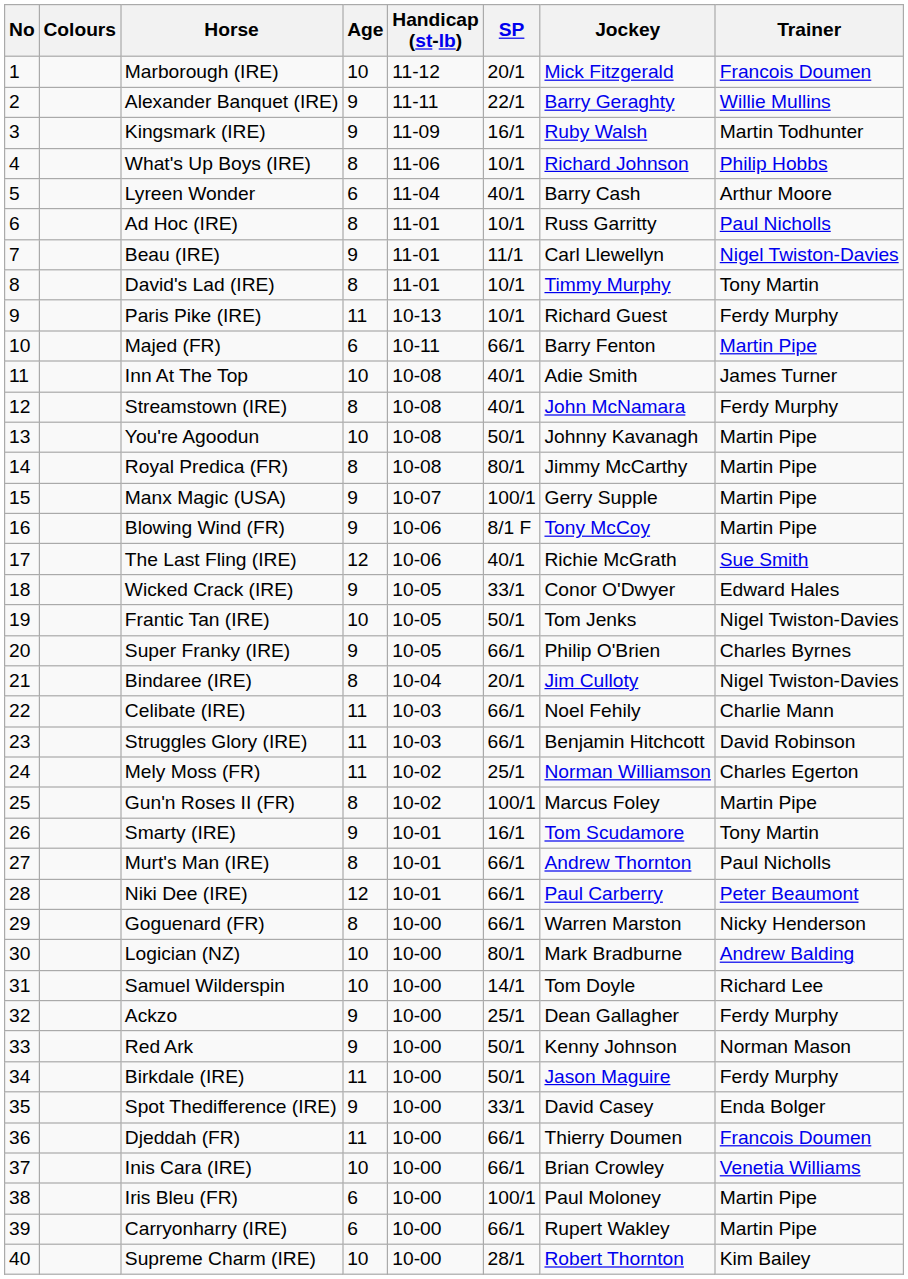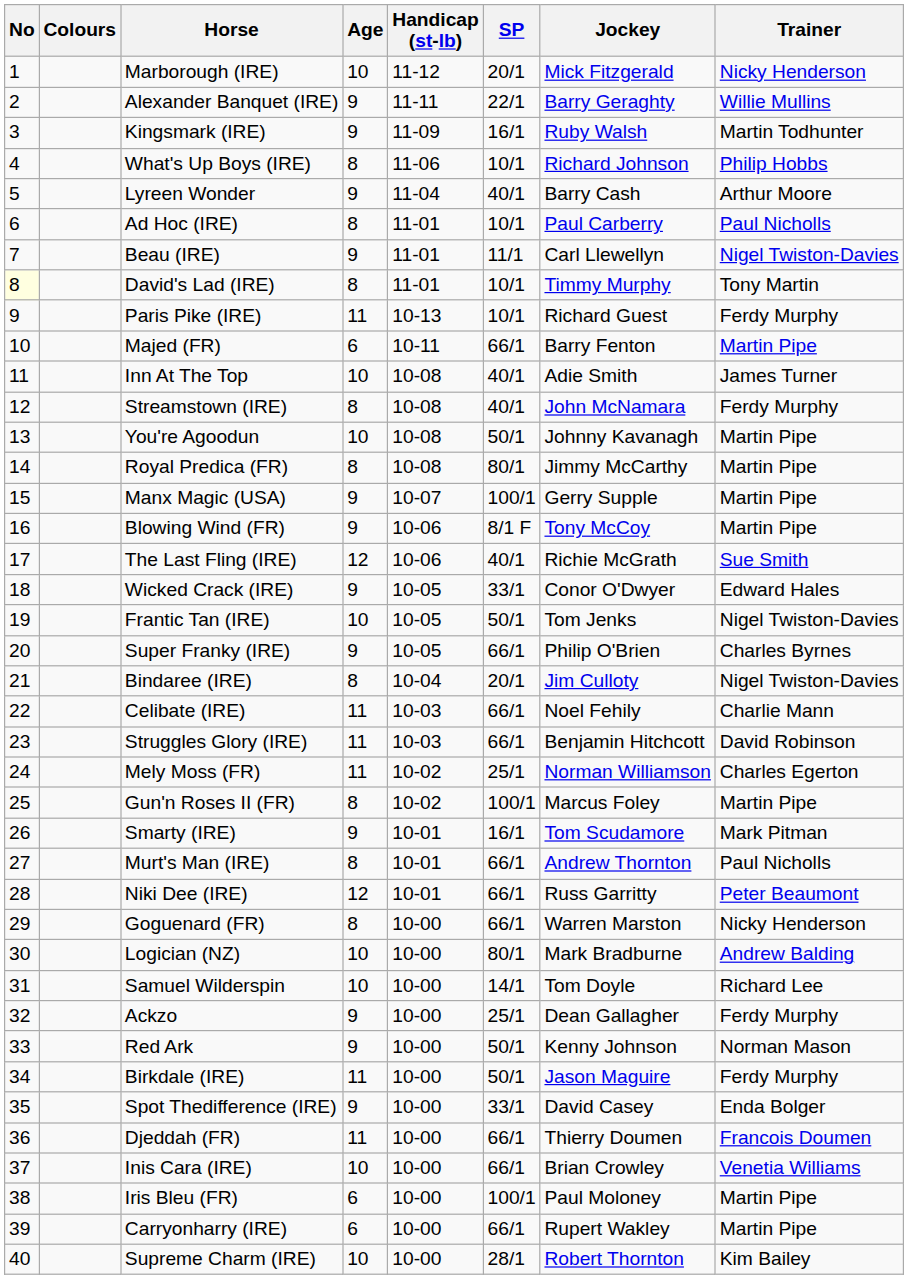(796, 71) Francois Doumen -> (793, 71) Nicky Henderson
(353, 193) 6 -> (353, 193) 9
(600, 224) Russ Garritty -> (604, 224) Paul Carberry
(14, 284) no background -> (14, 284) lightyellow background
(769, 833) Tony Martin -> (774, 833) Mark Pitman
(604, 893) Paul Carberry -> (600, 893) Russ Garritty
